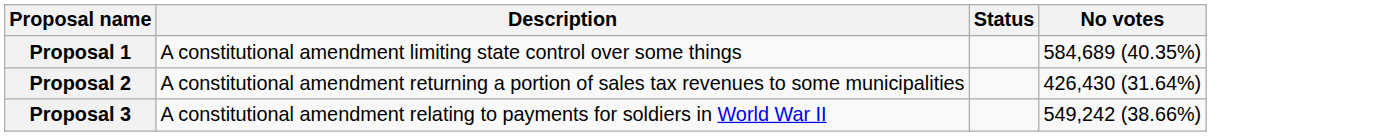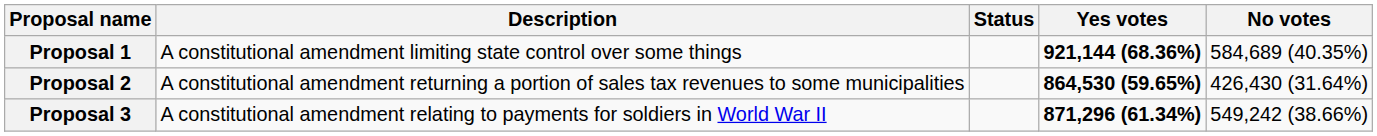+ column: (1122, 20)
